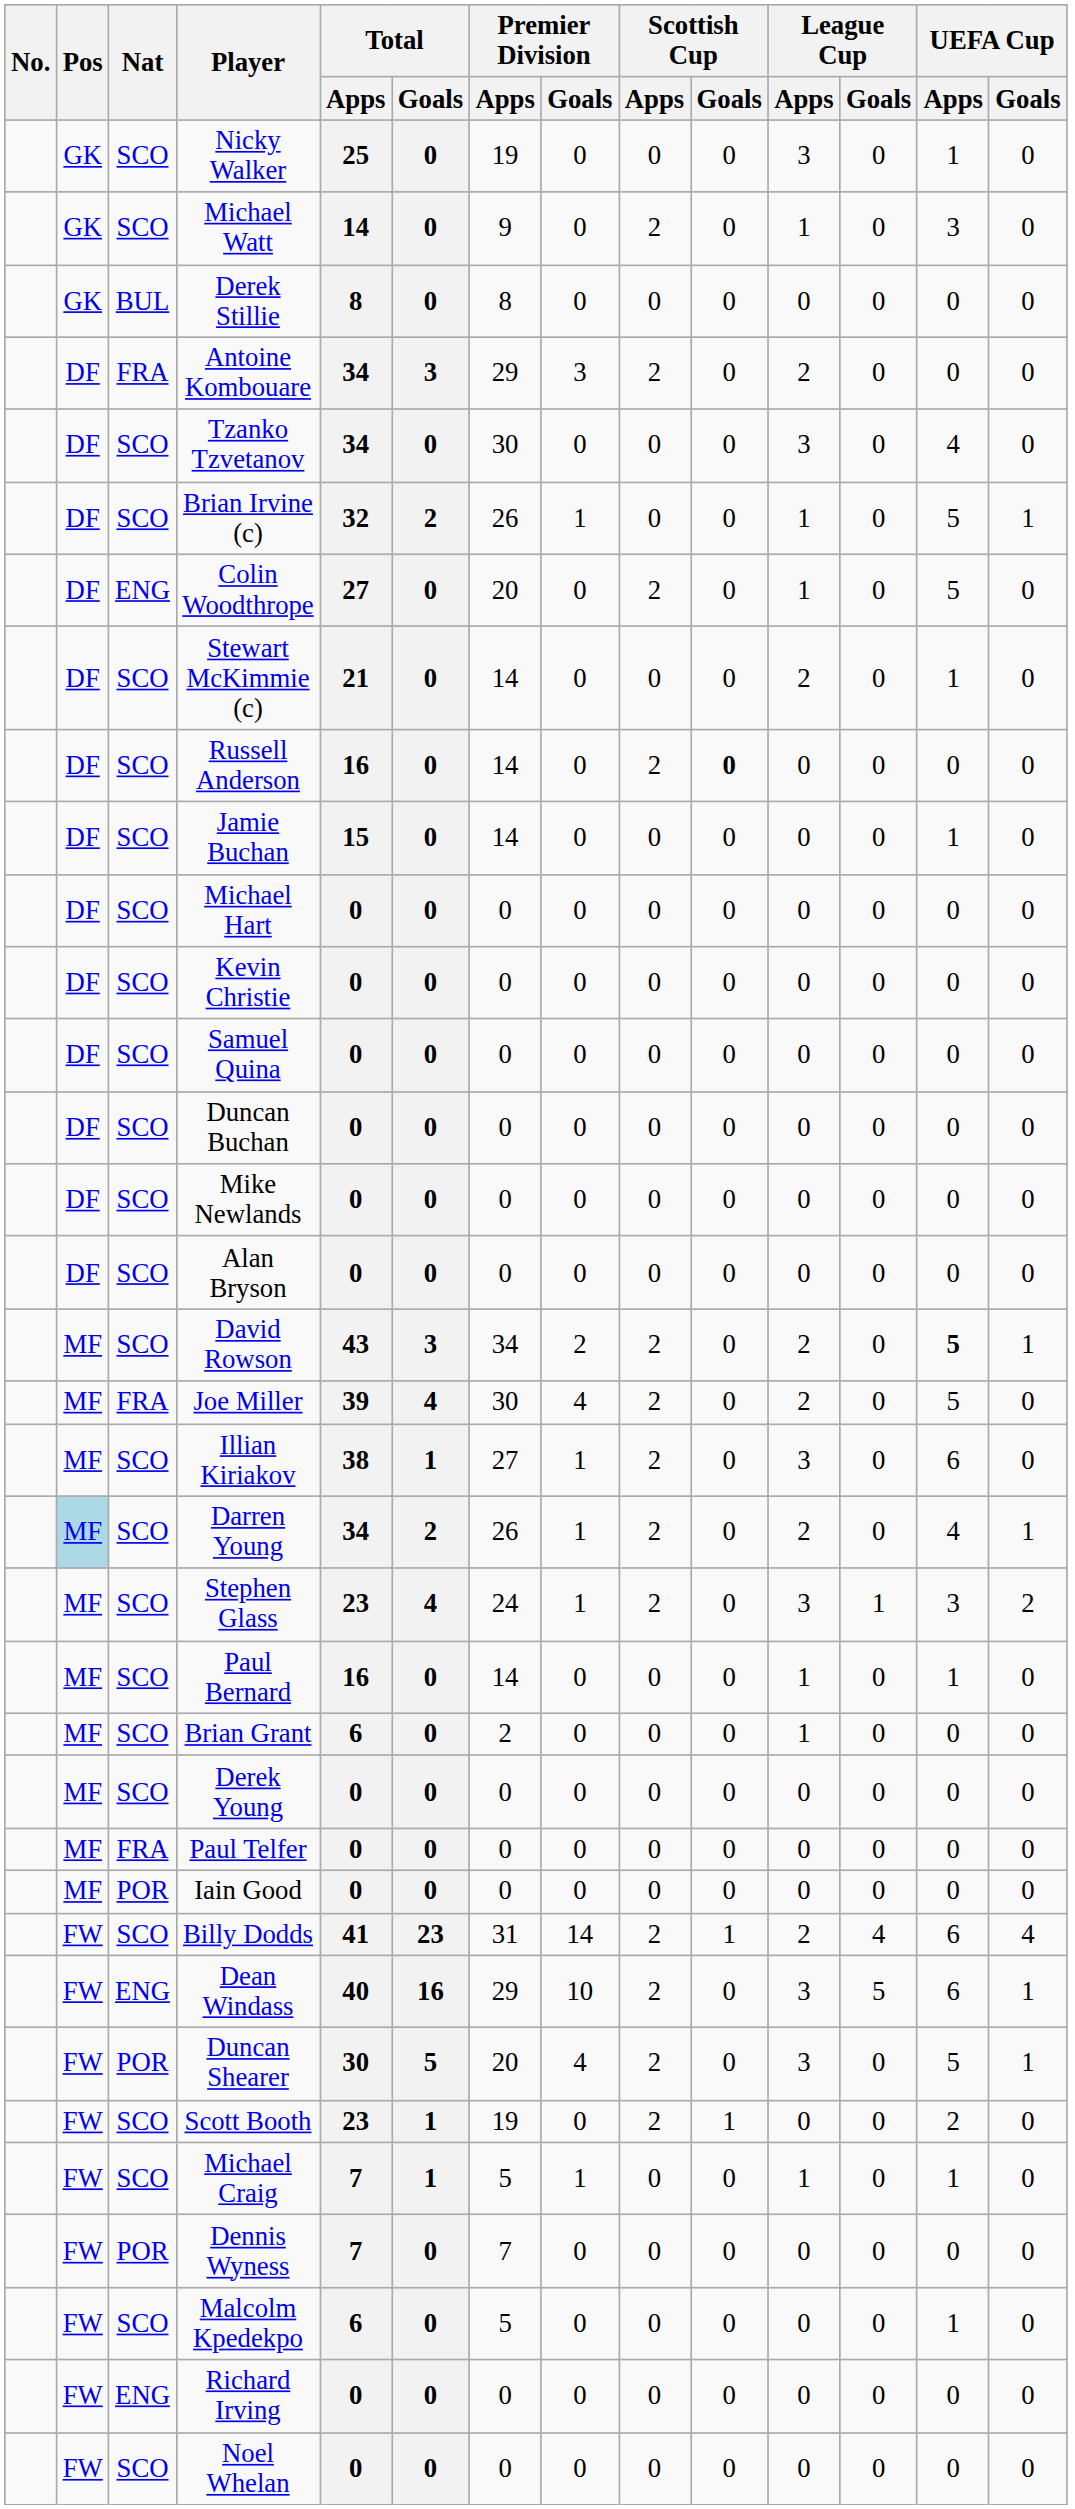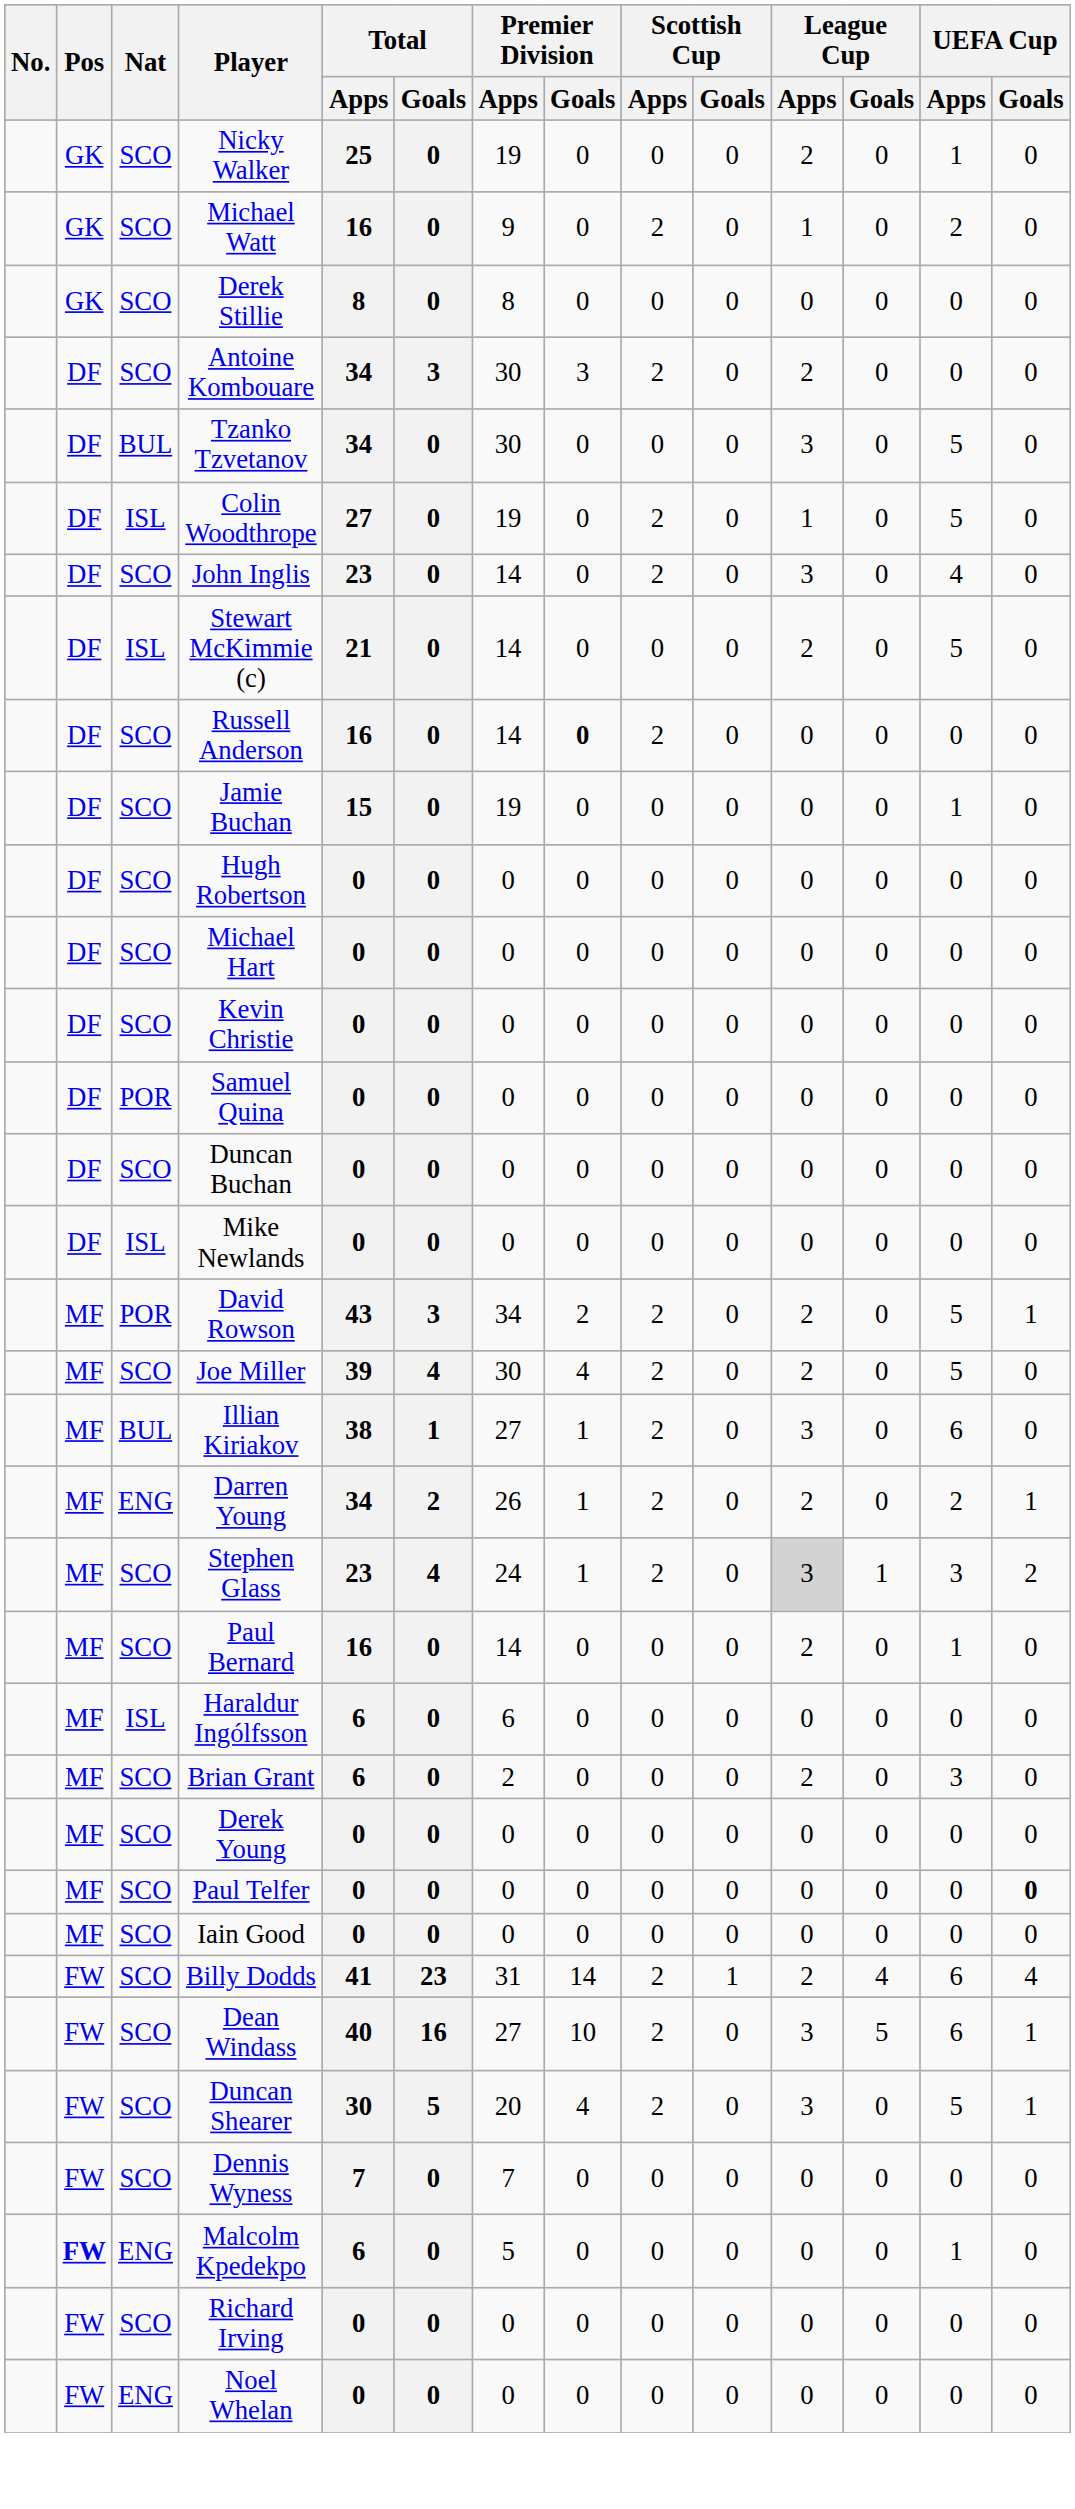(804, 155) 3 -> (807, 155) 2
(356, 227) 14 -> (359, 227) 16
(953, 227) 3 -> (956, 227) 2
(143, 300) BUL -> (145, 300) SCO
(143, 372) FRA -> (145, 372) SCO
(505, 372) 29 -> (508, 372) 30
(143, 445) SCO -> (145, 445) BUL
(953, 445) 4 -> (956, 445) 5
- row: (248, 517)
(143, 590) ENG -> (145, 517) ISL
(505, 590) 20 -> (508, 517) 19
+ row: (251, 575)
(143, 677) SCO -> (145, 647) ISL
(953, 677) 1 -> (956, 647) 5
(580, 765) normal -> (583, 735) bold
(729, 765) bold -> (732, 735) normal
(505, 837) 14 -> (508, 807) 19
+ row: (251, 879)
(143, 1054) SCO -> (145, 1097) POR
(143, 1199) SCO -> (145, 1242) ISL
- row: (248, 1272)
(143, 1344) SCO -> (145, 1314) POR
(953, 1344) bold -> (956, 1314) normal
(143, 1401) FRA -> (145, 1371) SCO
(143, 1459) SCO -> (145, 1429) BUL
(83, 1531) lightblue background -> (84, 1501) no background
(143, 1531) SCO -> (145, 1501) ENG
(953, 1531) 4 -> (956, 1501) 2
(804, 1604) no background -> (807, 1574) lightgrey background
(804, 1676) 1 -> (807, 1646) 2
+ row: (251, 1719)
(804, 1734) 1 -> (807, 1776) 2
(953, 1734) 0 -> (956, 1776) 3
(143, 1848) FRA -> (145, 1891) SCO
(1028, 1848) normal -> (1031, 1891) bold
(143, 1891) POR -> (145, 1933) SCO
(143, 1991) ENG -> (145, 2033) SCO
(505, 1991) 29 -> (508, 2033) 27
(143, 2063) POR -> (145, 2105) SCO
- row: (248, 2120)
- row: (248, 2178)
(143, 2250) POR -> (145, 2178) SCO
(83, 2323) normal -> (84, 2250) bold
(143, 2323) SCO -> (145, 2250) ENG
(143, 2395) ENG -> (145, 2323) SCO
(143, 2468) SCO -> (145, 2395) ENG
